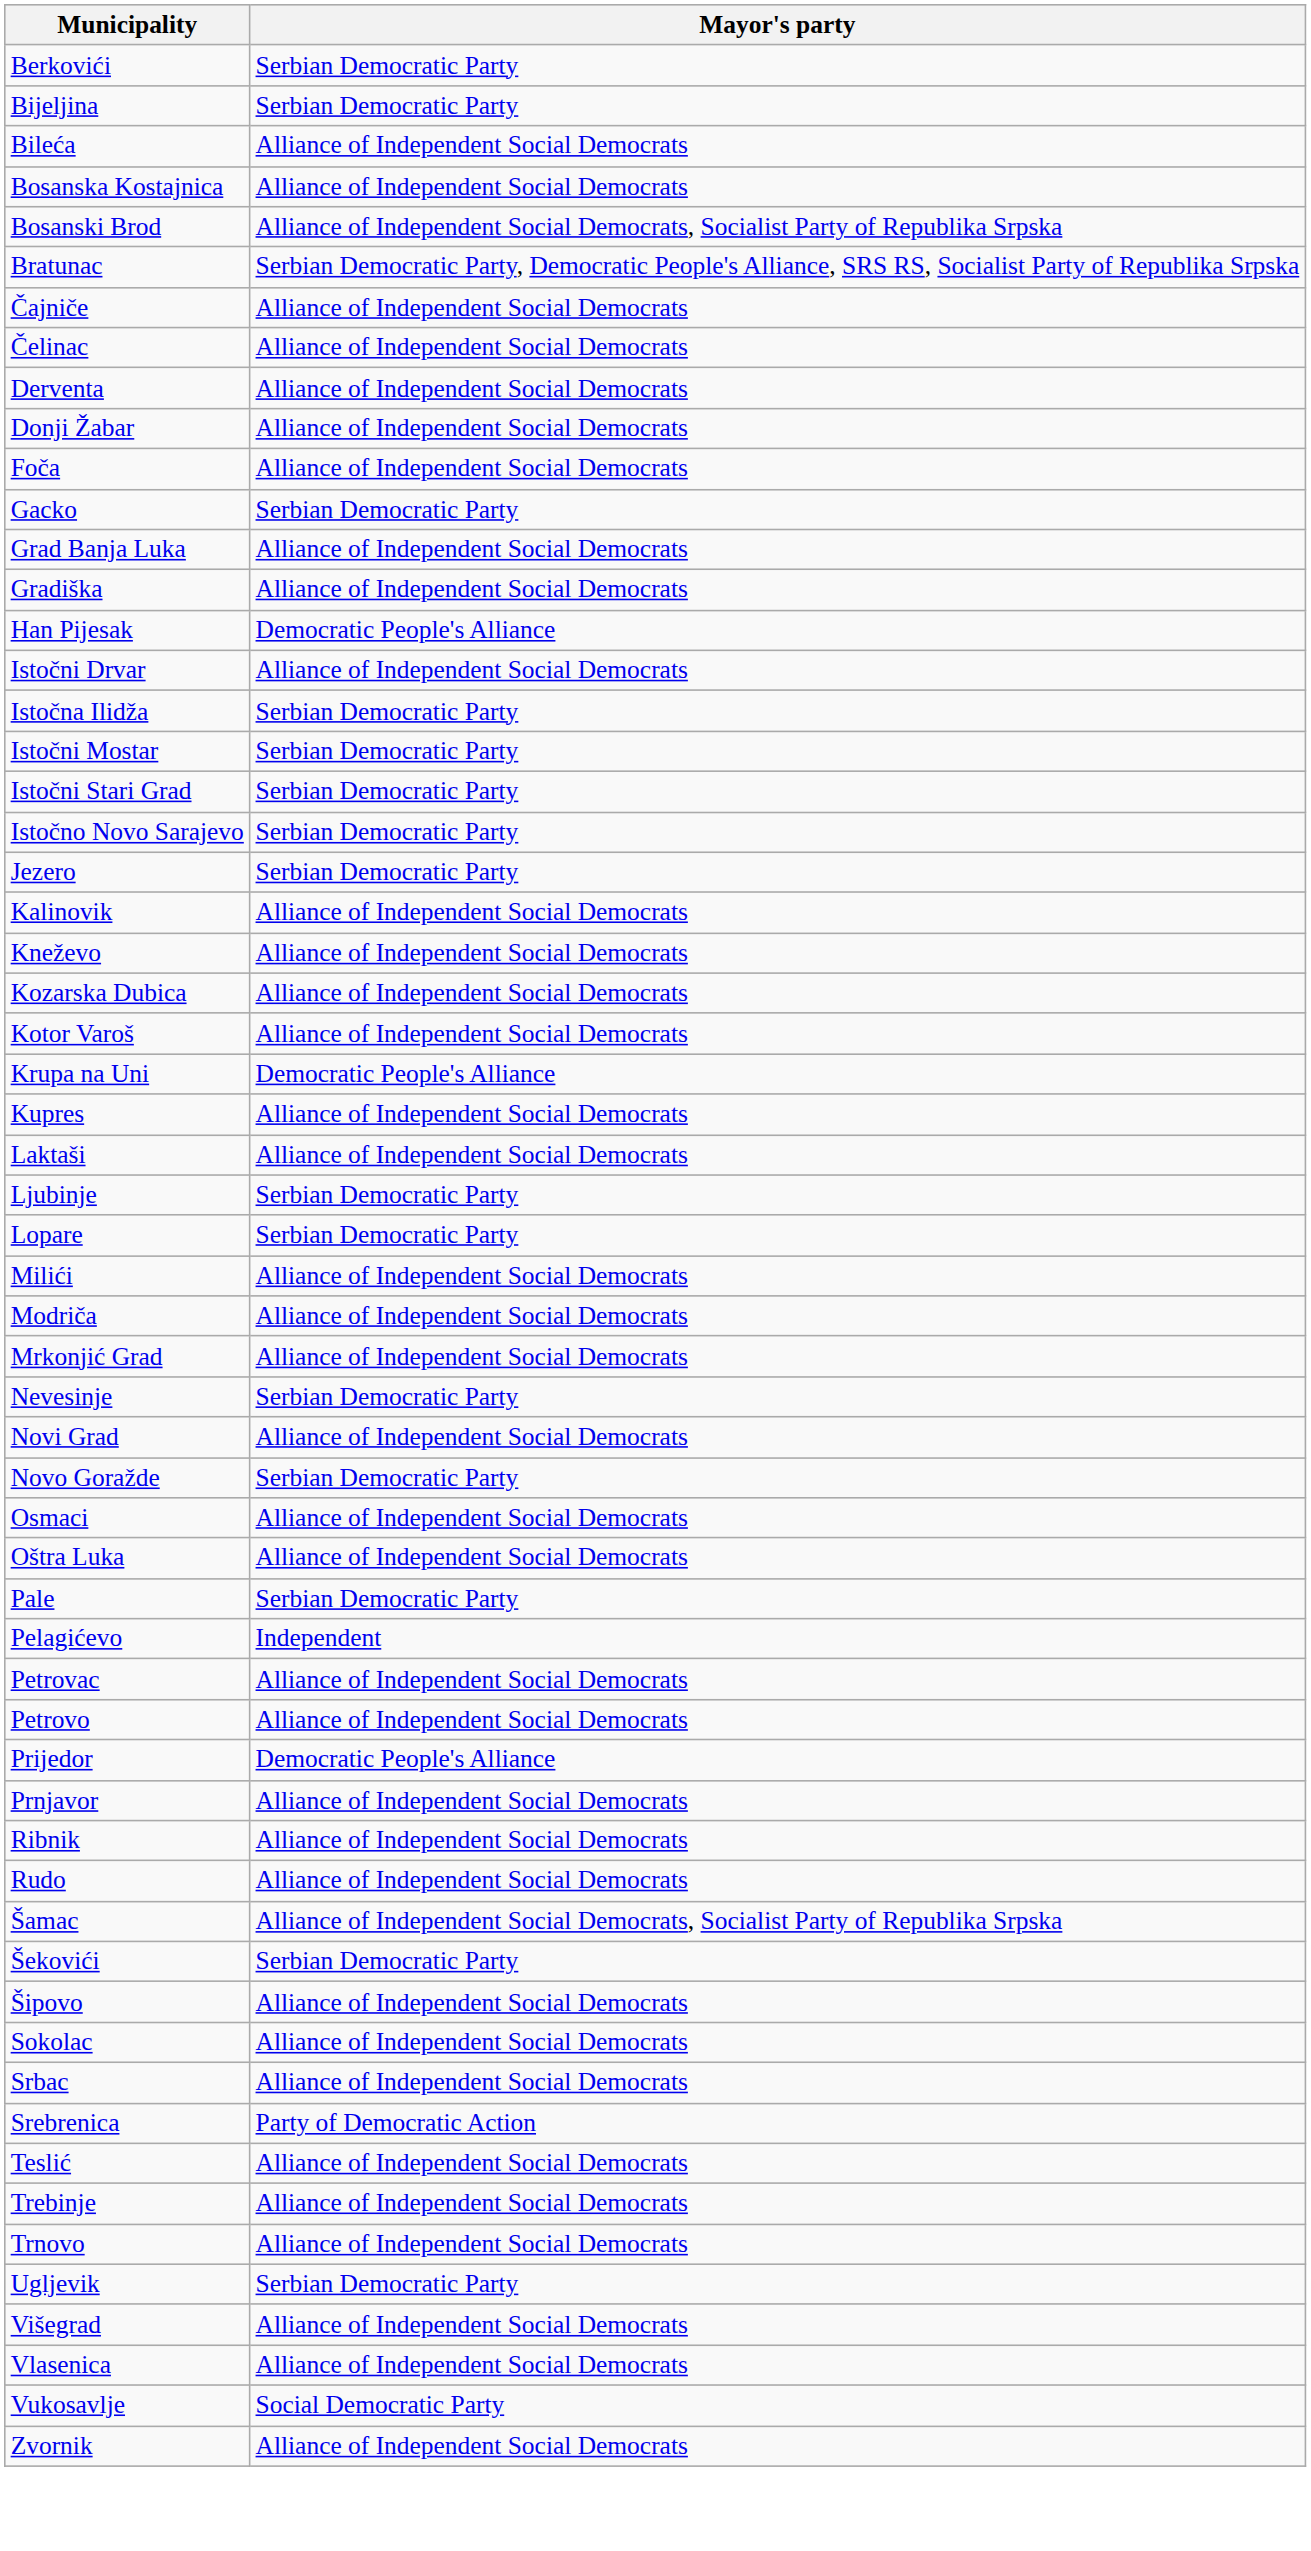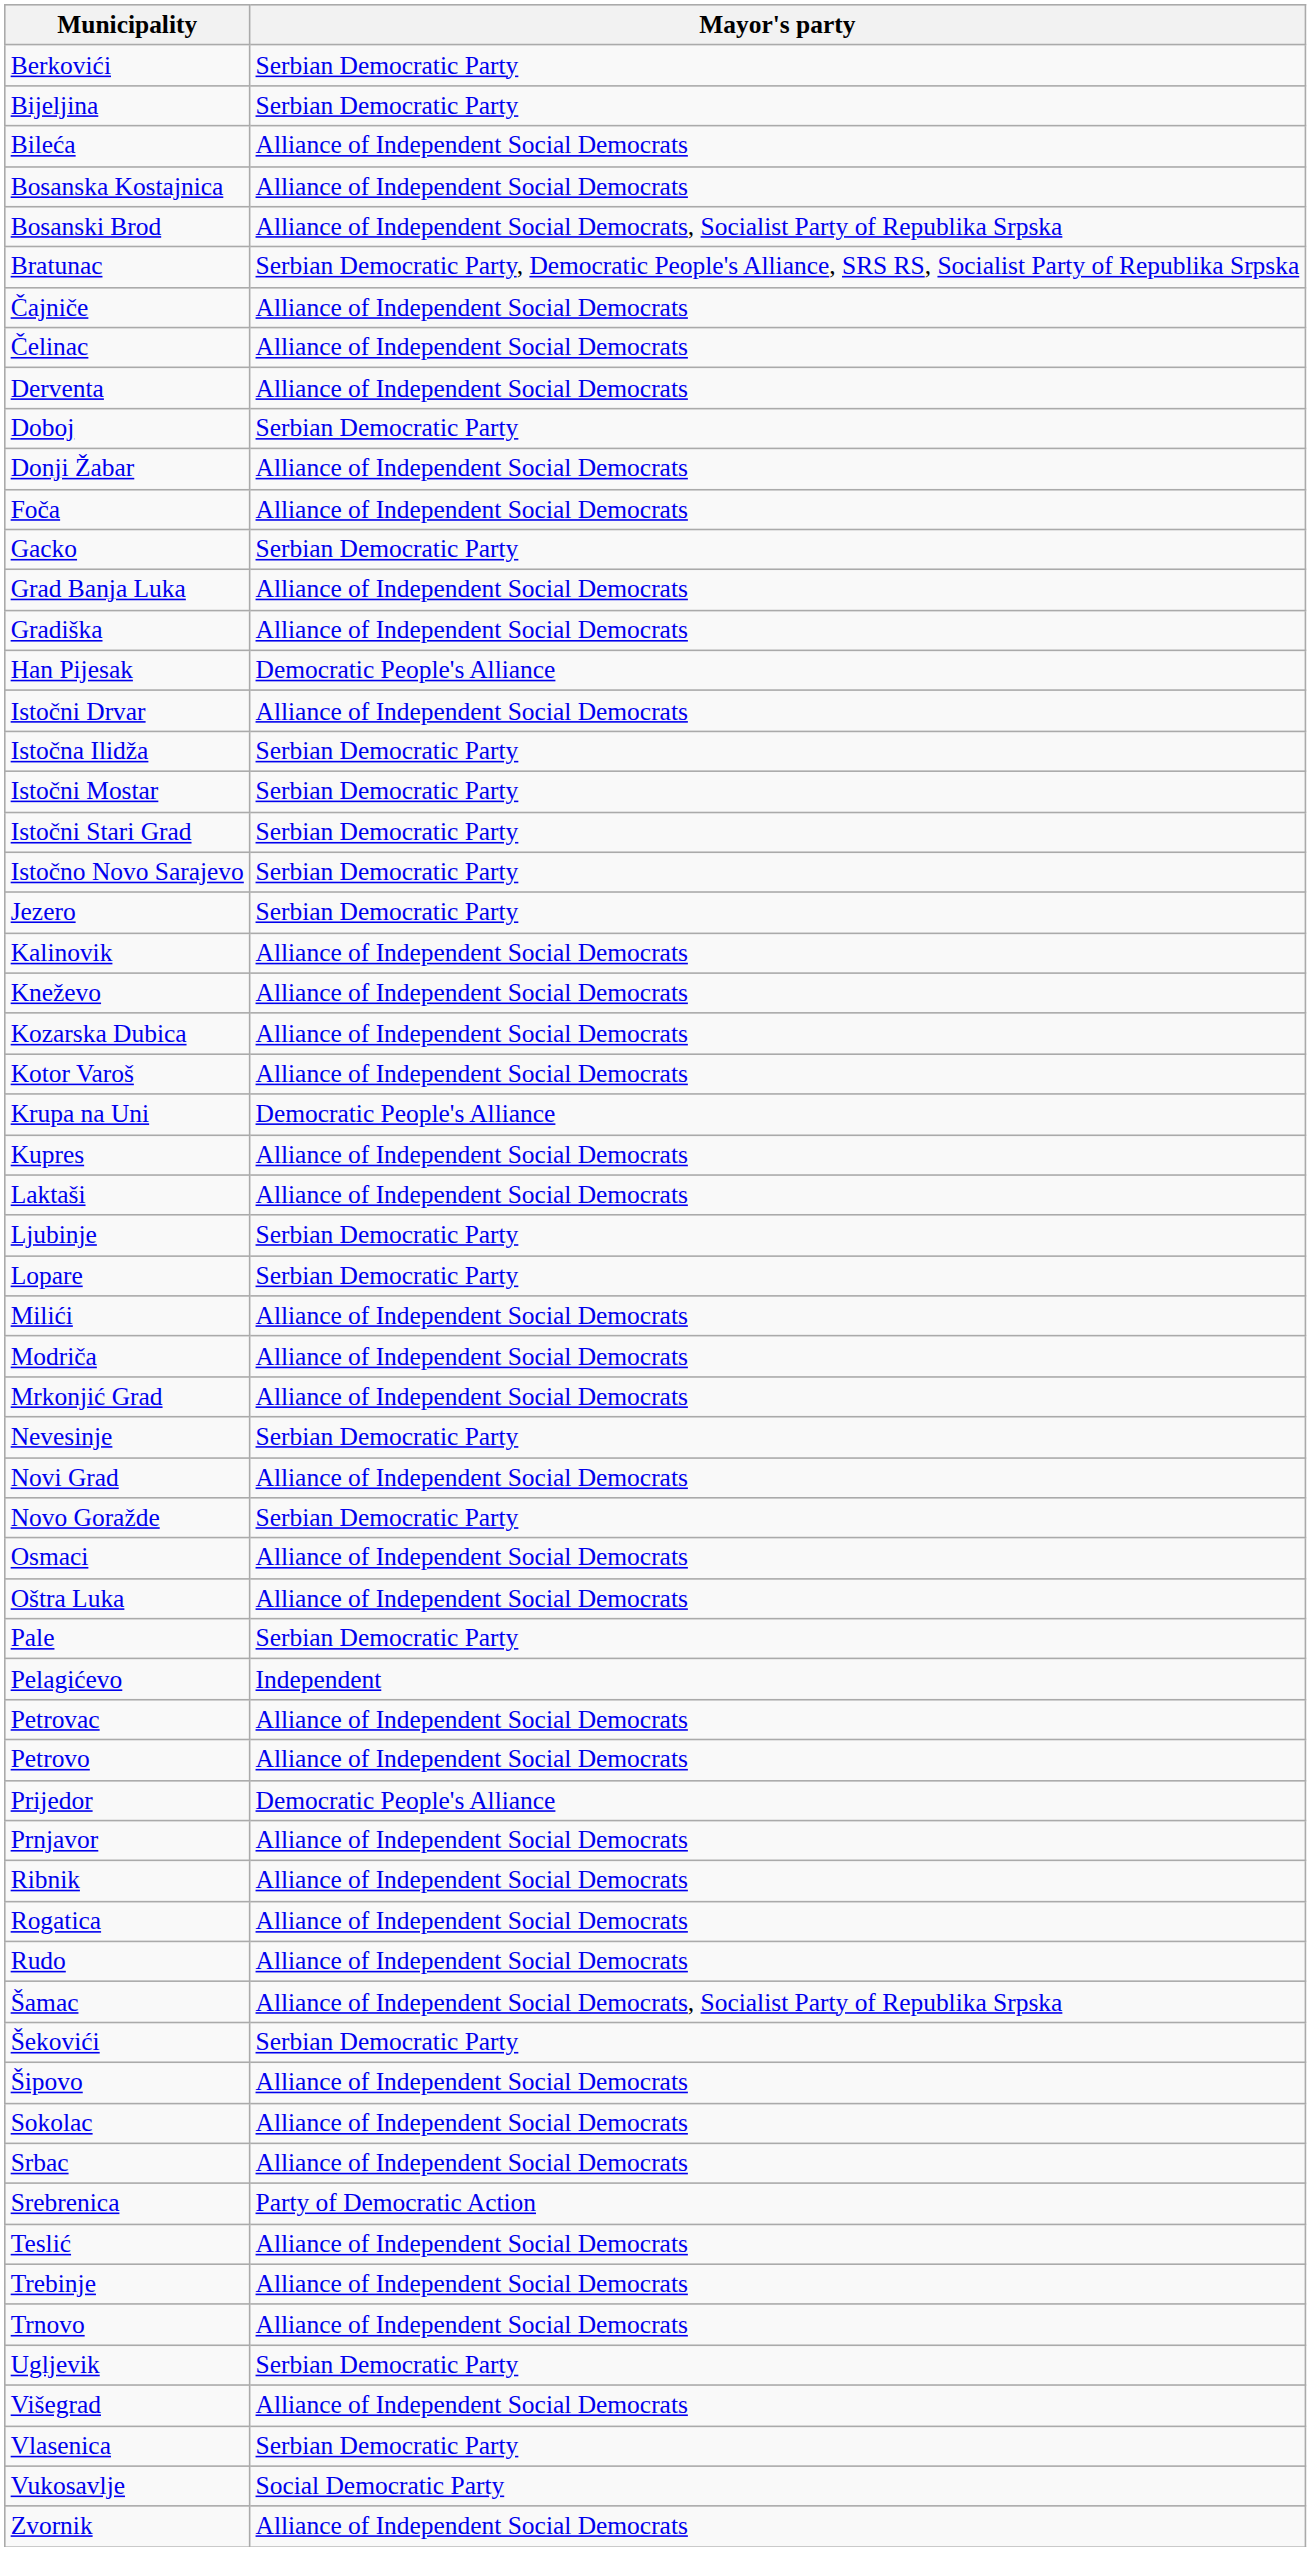+ row: (42, 428)
+ row: (56, 1920)
(472, 2364) Alliance of Independent Social Democrats -> (387, 2445) Serbian Democratic Party
